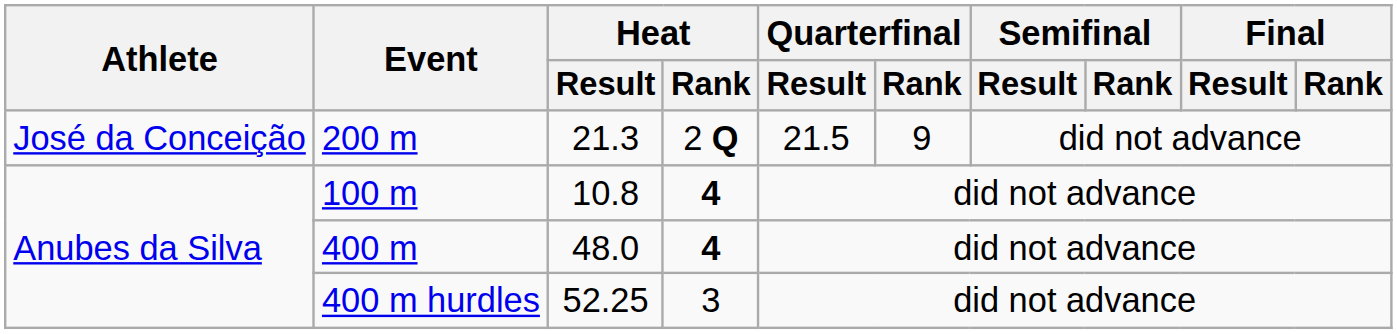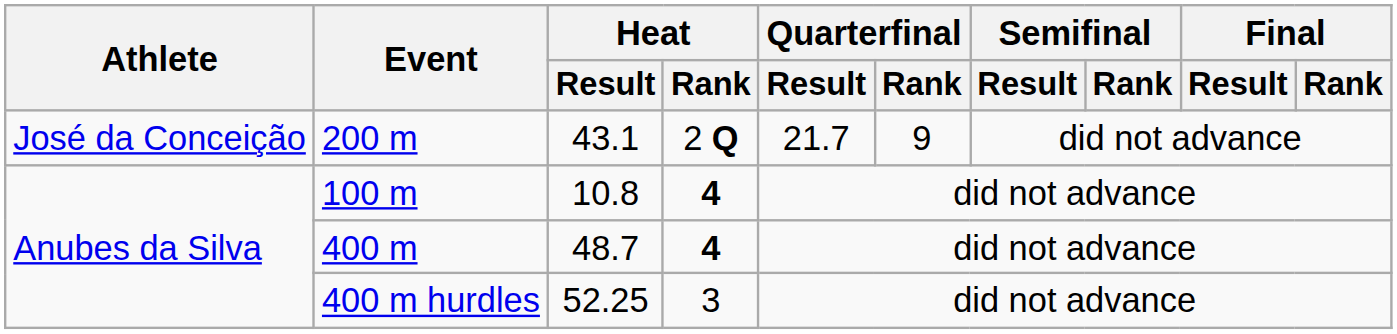(606, 138) 21.3 -> (606, 138) 43.1
(816, 138) 21.5 -> (816, 138) 21.7
(606, 247) 48.0 -> (606, 247) 48.7
